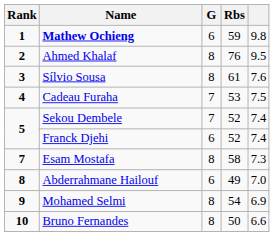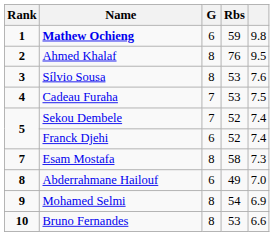(234, 77) 61 -> (234, 77) 53
(234, 221) 50 -> (234, 221) 53
